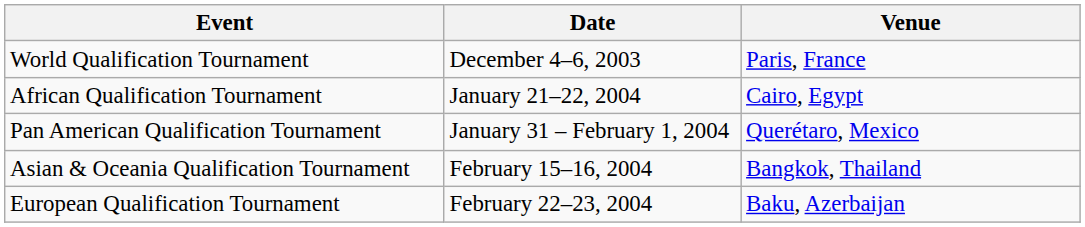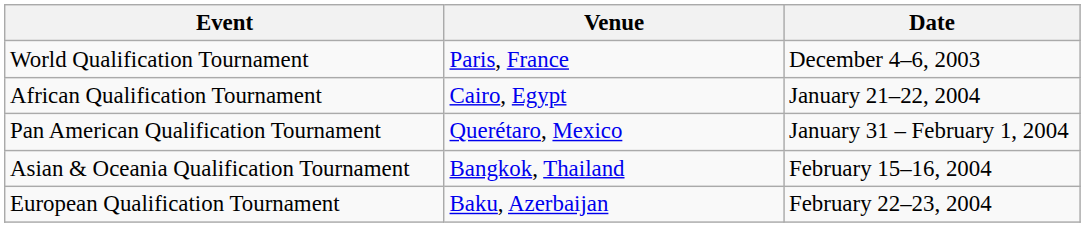columns swapped: (593, 22) <-> (911, 22)
